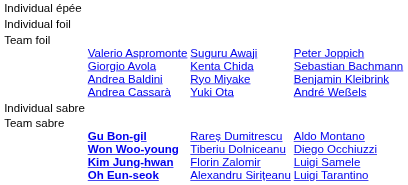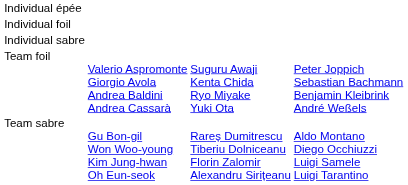rows swapped: (27, 40) <-> (45, 108)
(133, 156) bold -> (130, 156) normal
